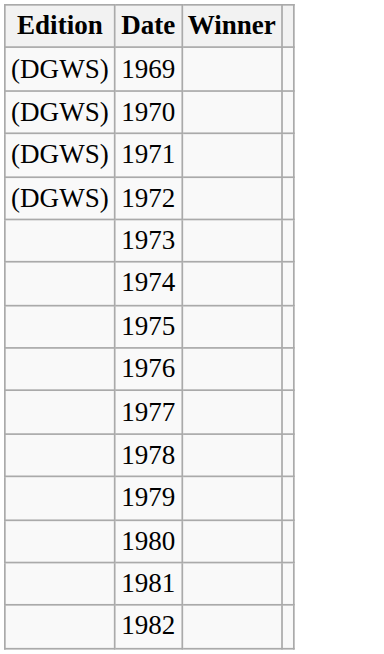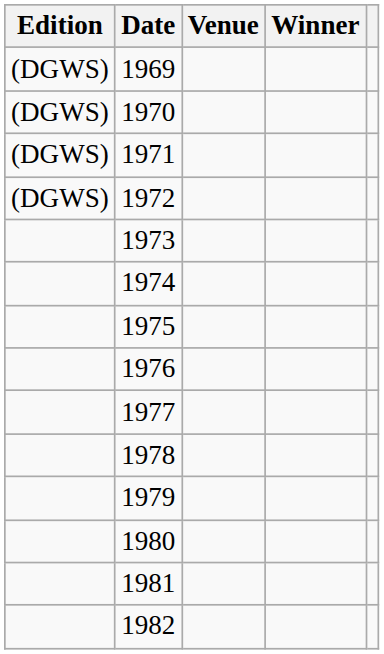+ column: (223, 25)
